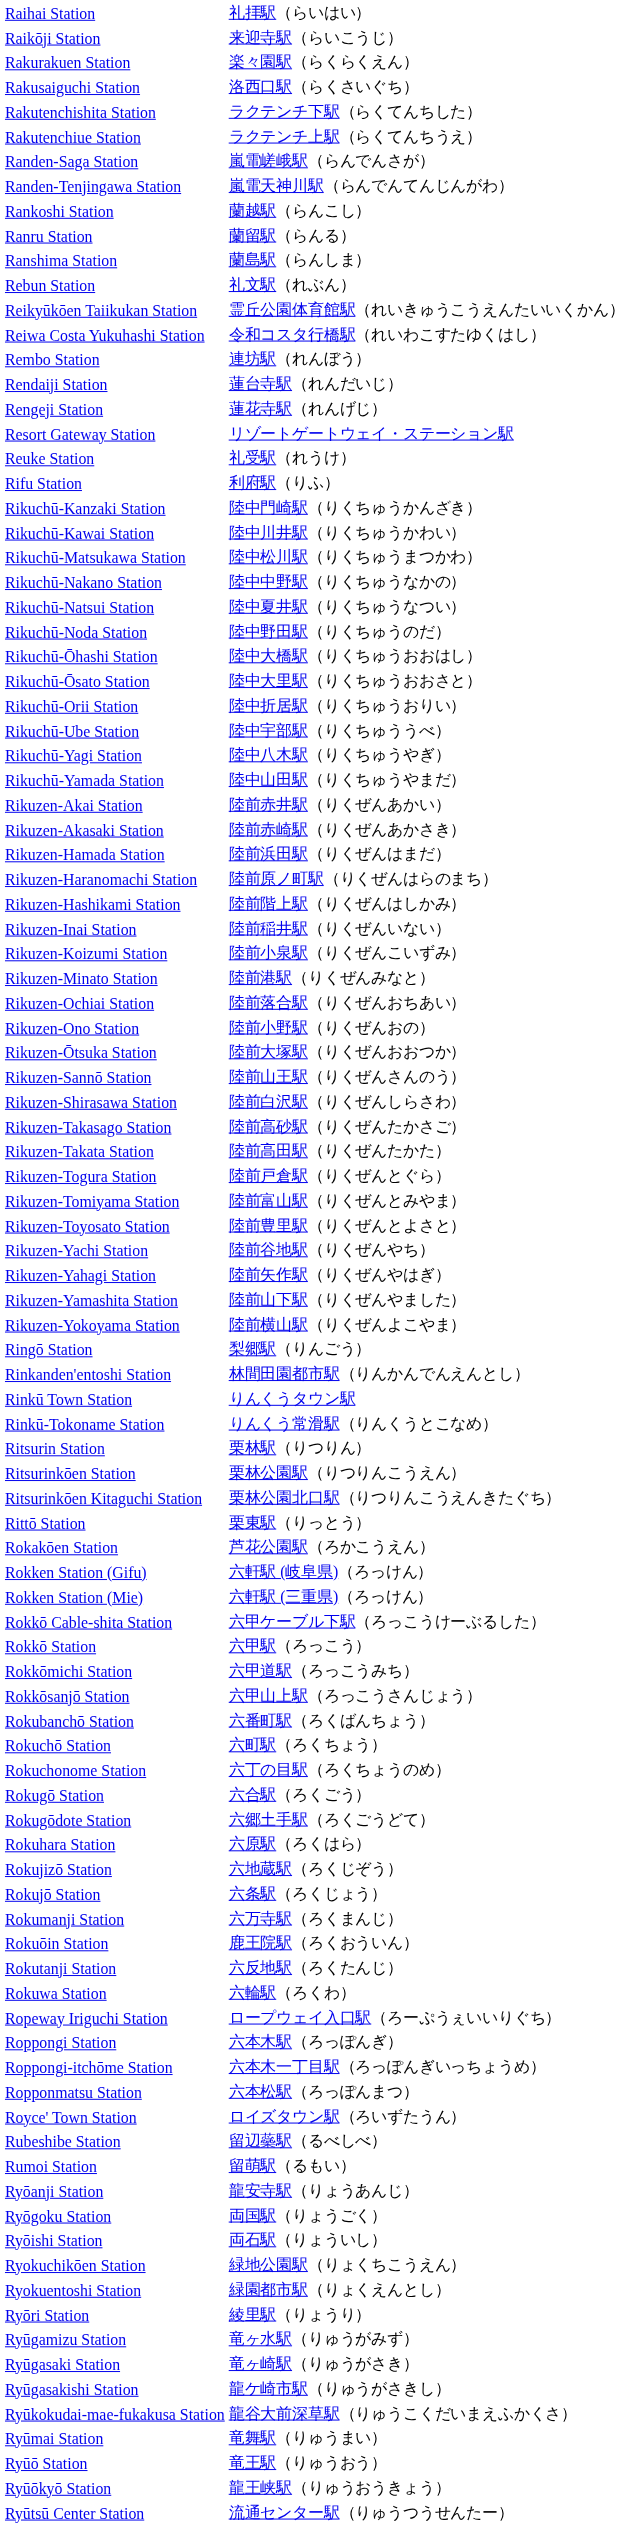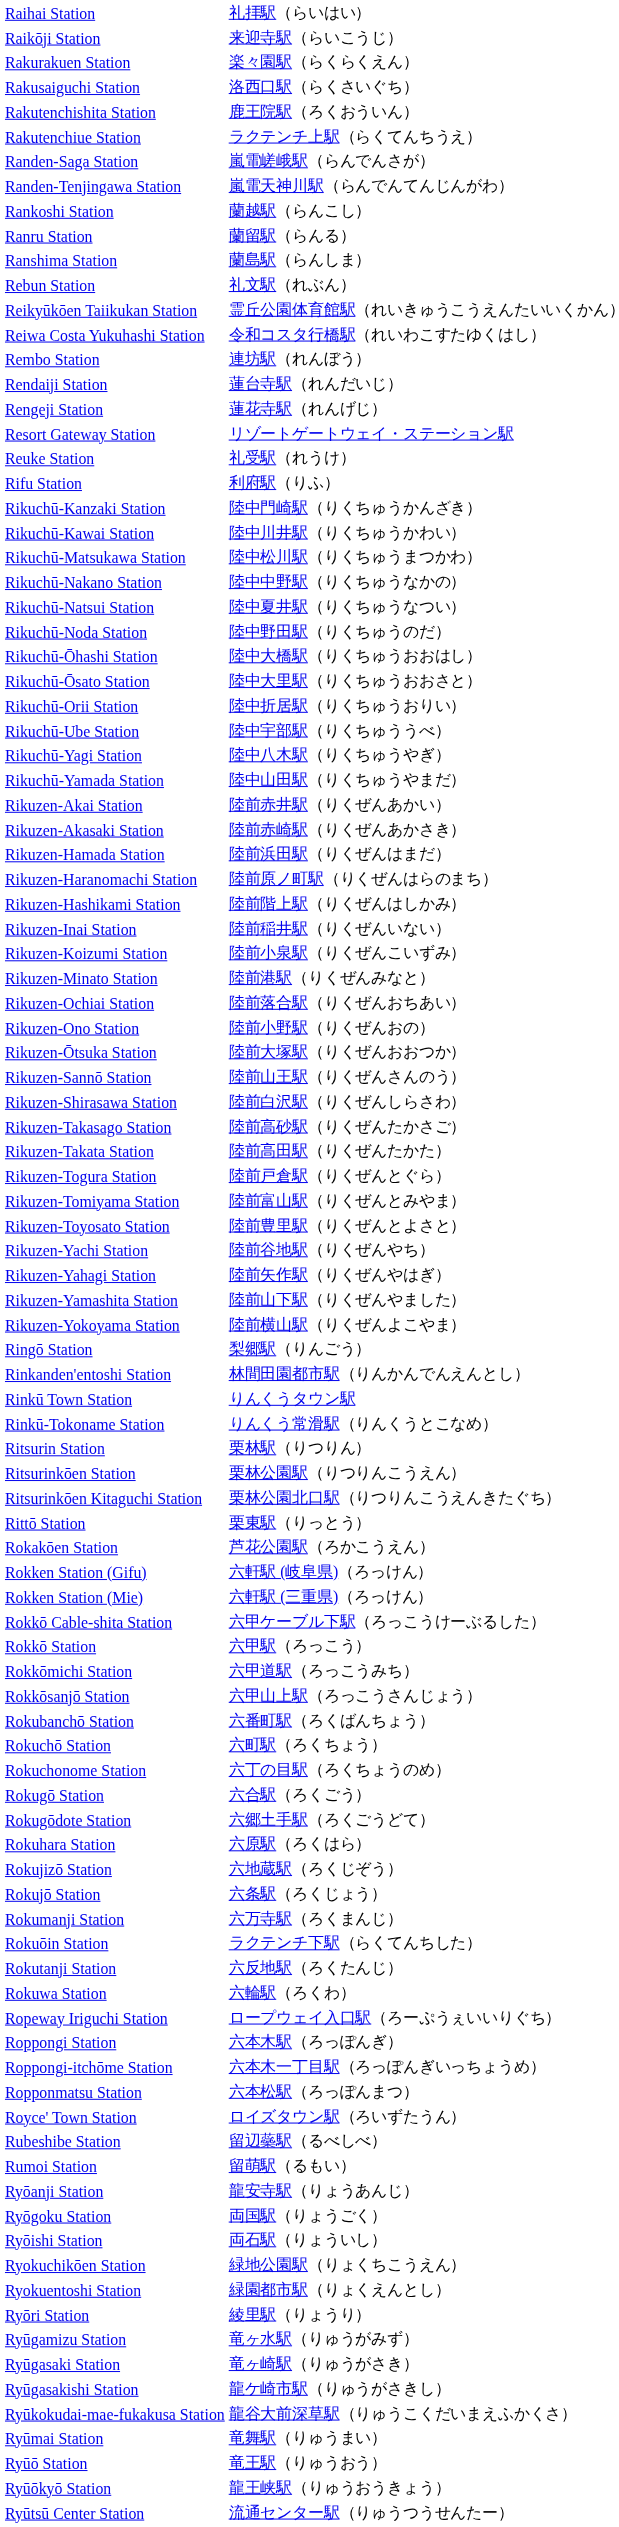(355, 111) ラクテンチ下駅（らくてんちした） -> (324, 111) 鹿王院駅（ろくおういん）
(324, 1943) 鹿王院駅（ろくおういん） -> (355, 1943) ラクテンチ下駅（らくてんちした）
